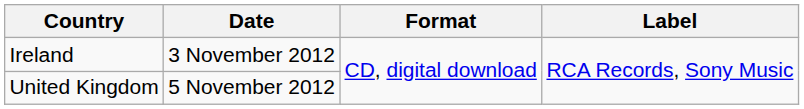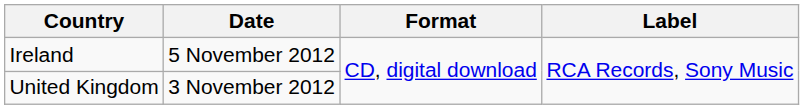(252, 54) 3 November 2012 -> (252, 54) 5 November 2012
(252, 87) 5 November 2012 -> (252, 87) 3 November 2012
